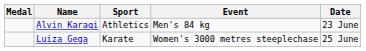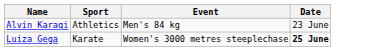- column: (19, 11)
(340, 39) normal -> (310, 39) bold
